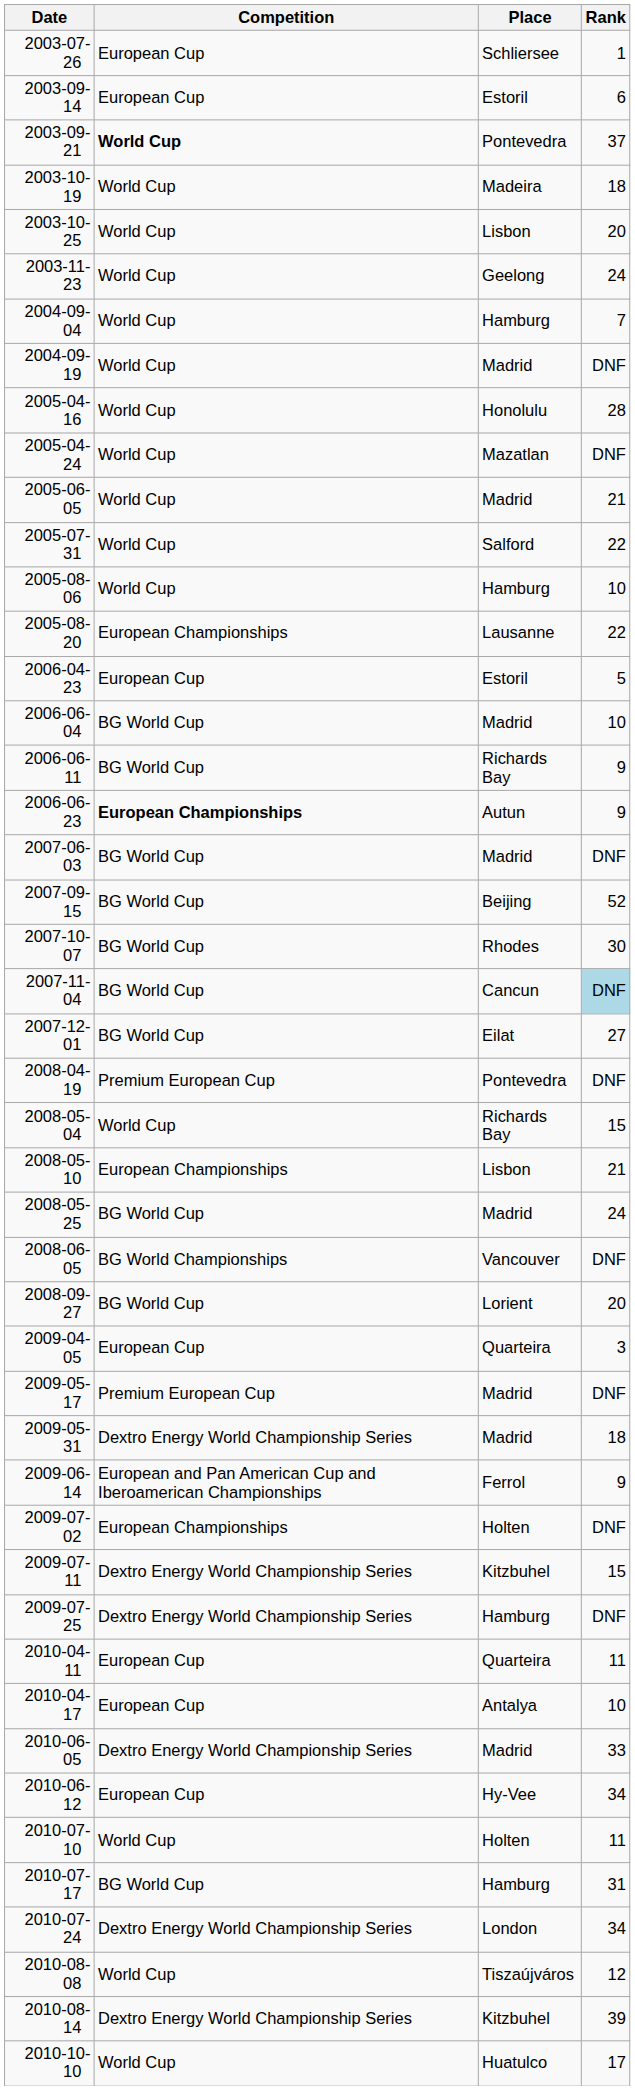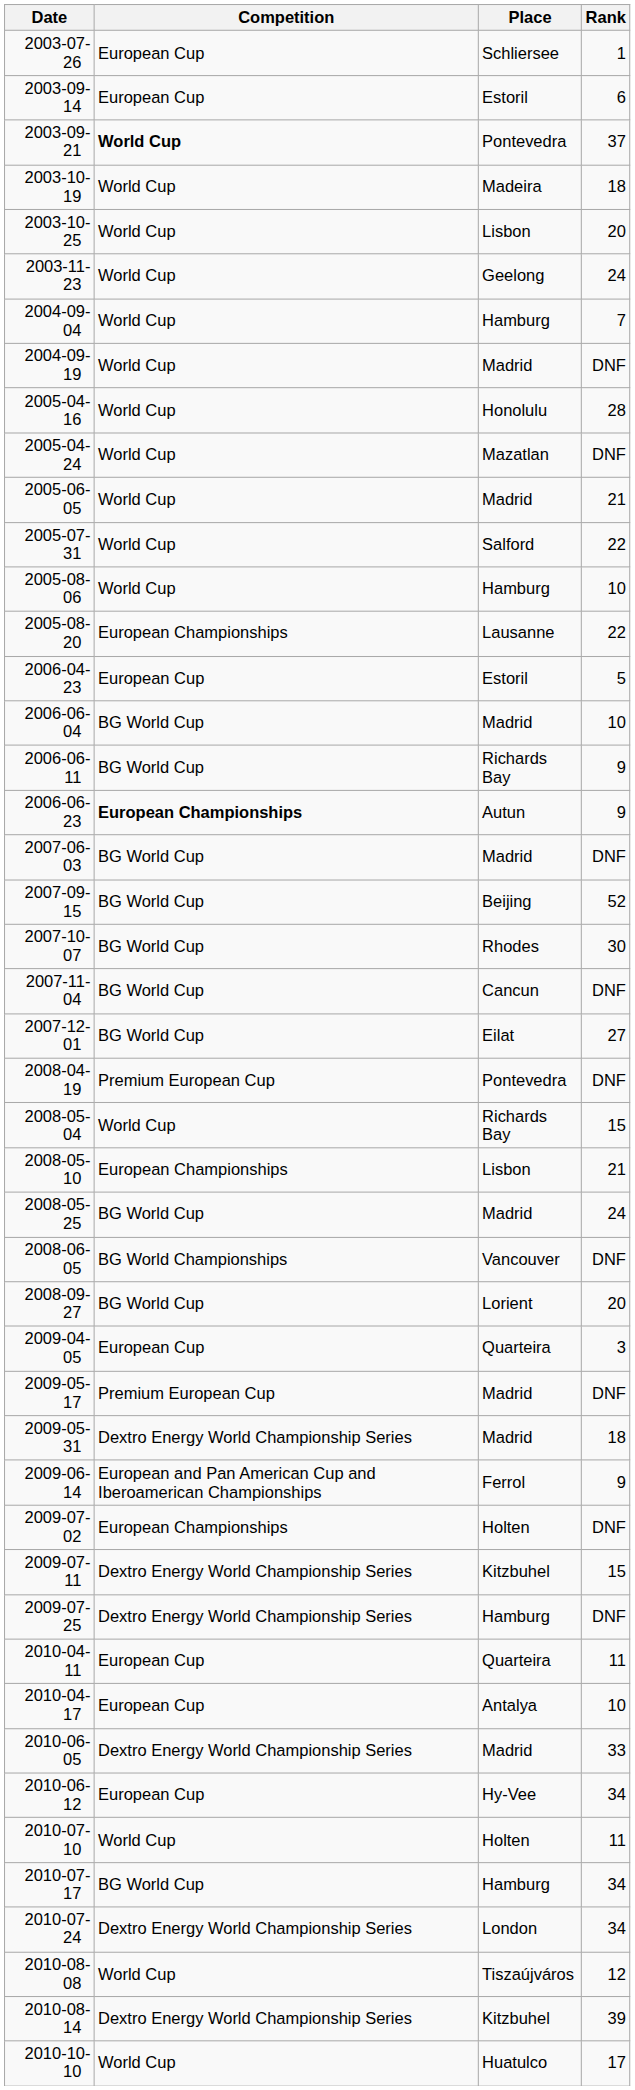(609, 991) lightblue background -> (609, 991) no background
(617, 1884) 31 -> (617, 1884) 34
